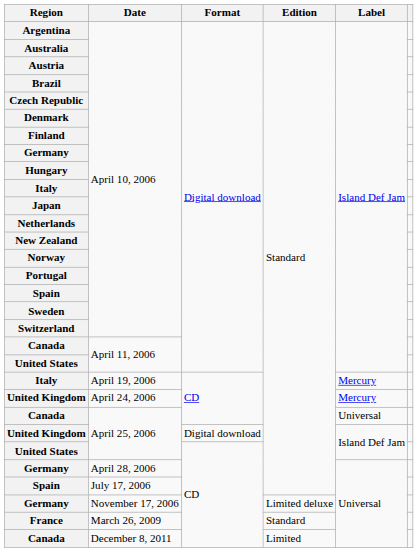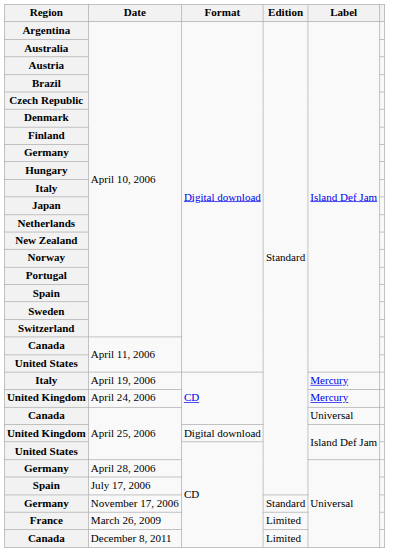(300, 503) Limited deluxe -> (286, 503) Standard
(286, 521) Standard -> (283, 521) Limited
